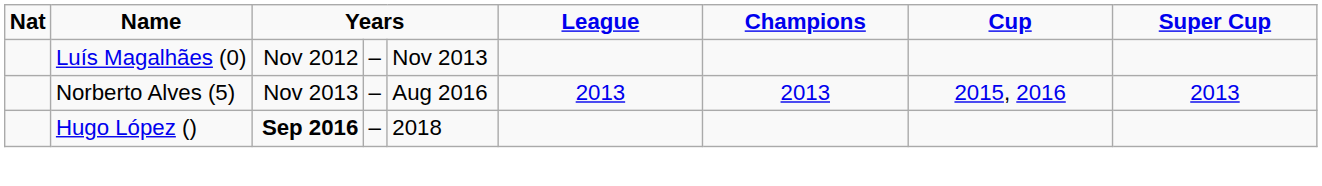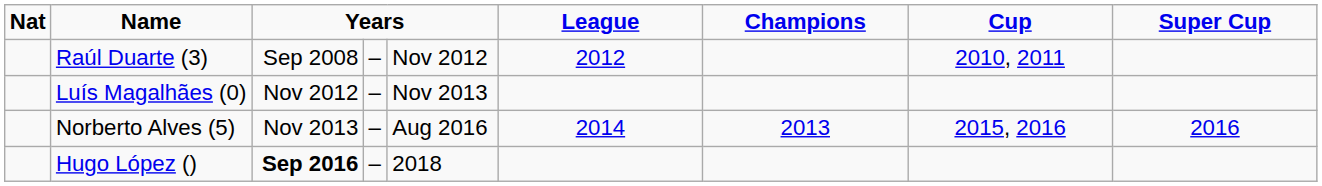+ row: (132, 57)
(600, 92) 2013 -> (600, 127) 2014
(1215, 92) 2013 -> (1215, 127) 2016
